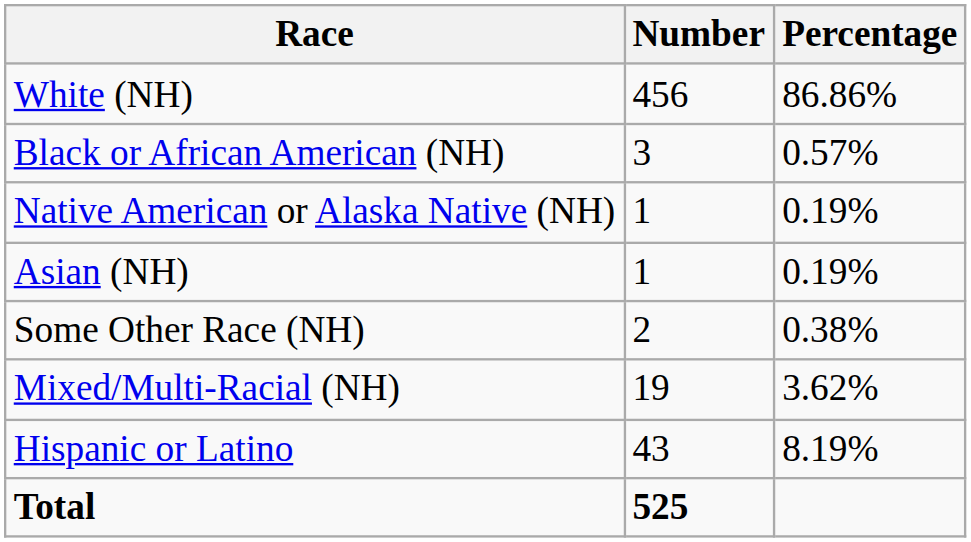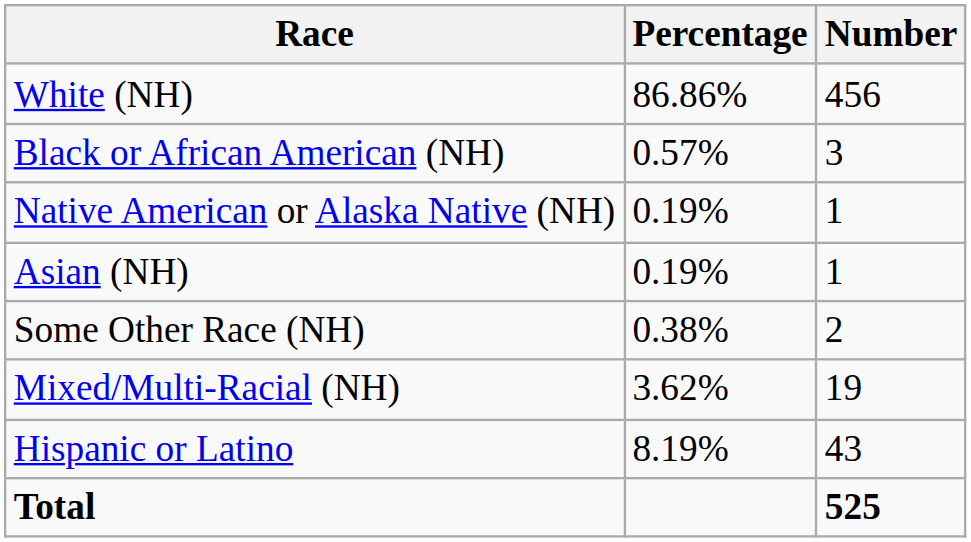columns swapped: (699, 34) <-> (870, 34)
